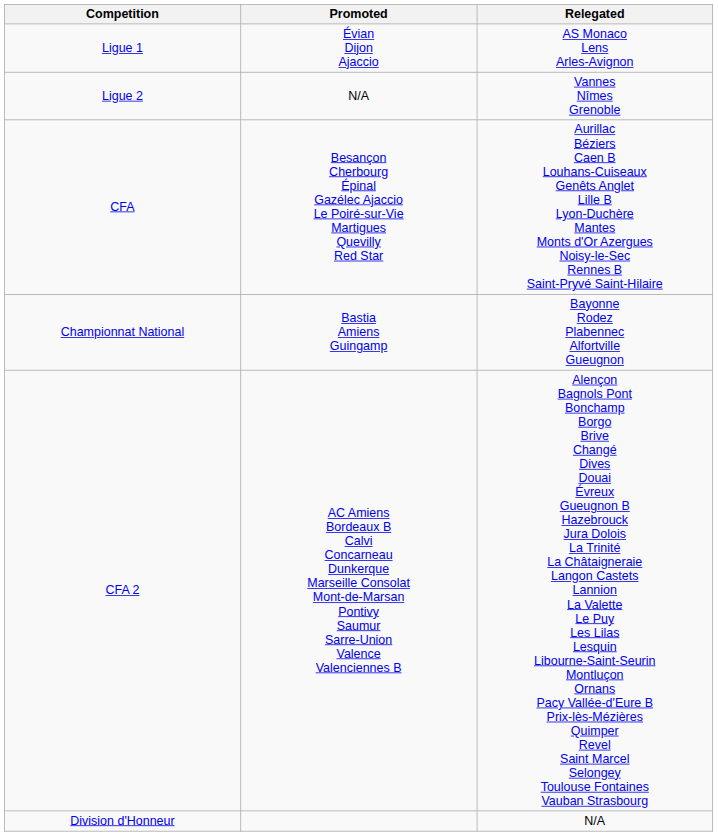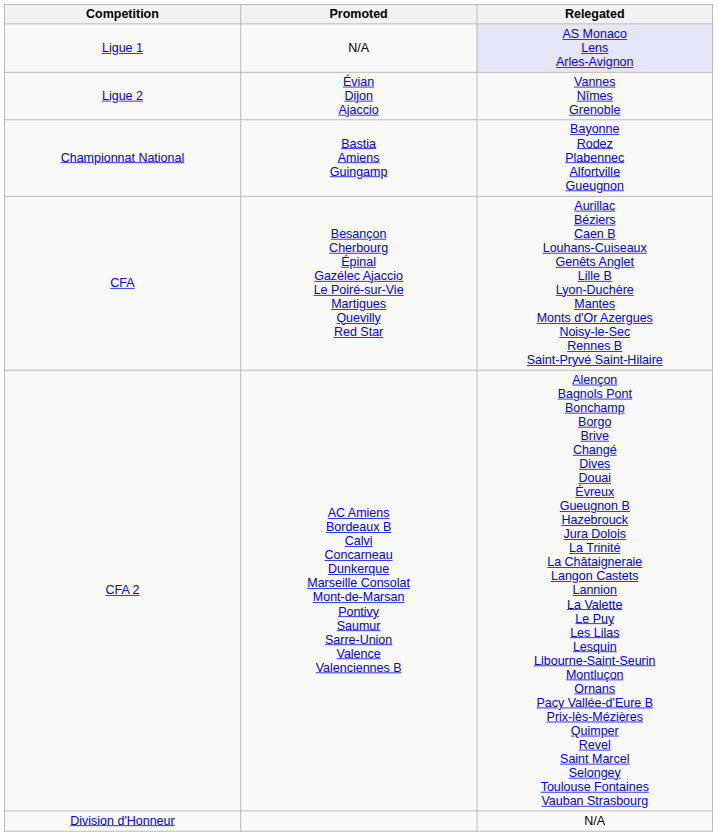(359, 48) Évian Dijon Ajaccio -> (359, 48) N/A
(595, 48) no background -> (595, 48) lavender background
(359, 96) N/A -> (359, 96) Évian Dijon Ajaccio
rows swapped: (122, 332) <-> (122, 207)
